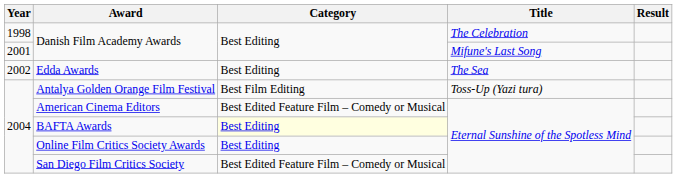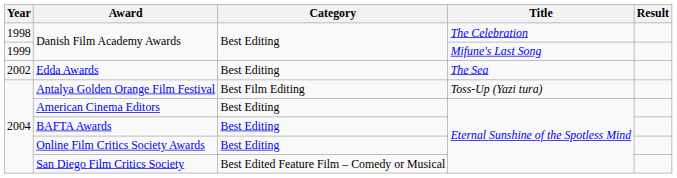(19, 51) 2001 -> (19, 51) 1999
(333, 107) Best Edited Feature Film – Comedy or Musical -> (250, 107) Best Editing
(250, 126) lightyellow background -> (250, 126) no background
